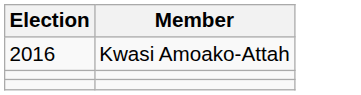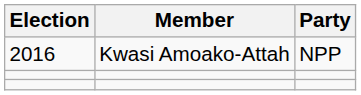+ column: (325, 20)
